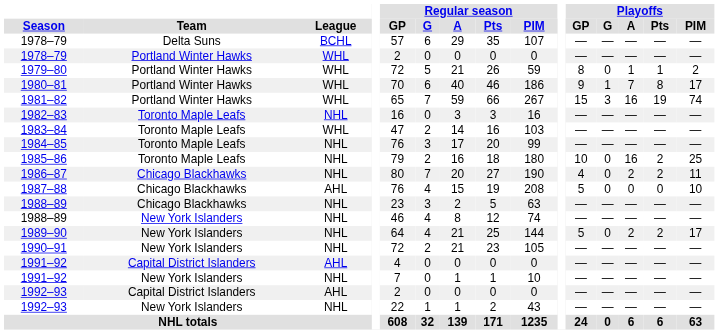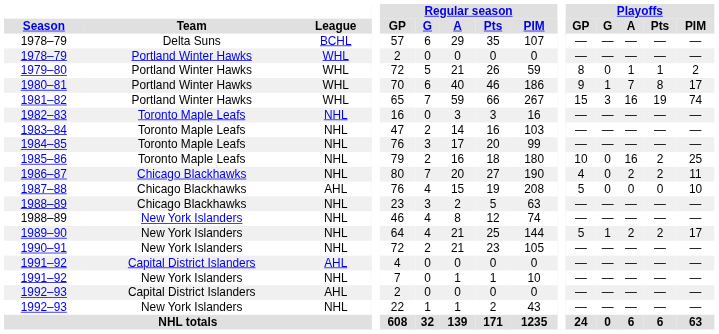(336, 129) WHL -> (336, 129) NHL
(608, 233) 0 -> (608, 233) 1
